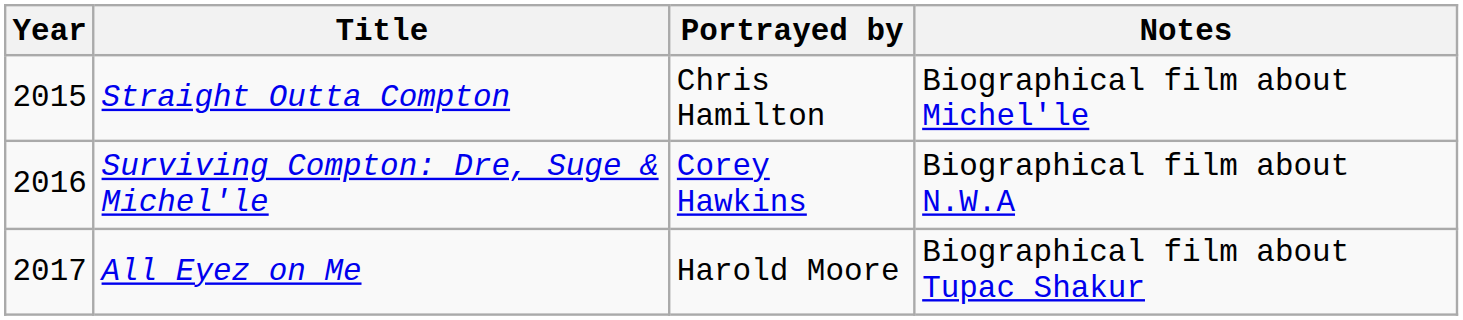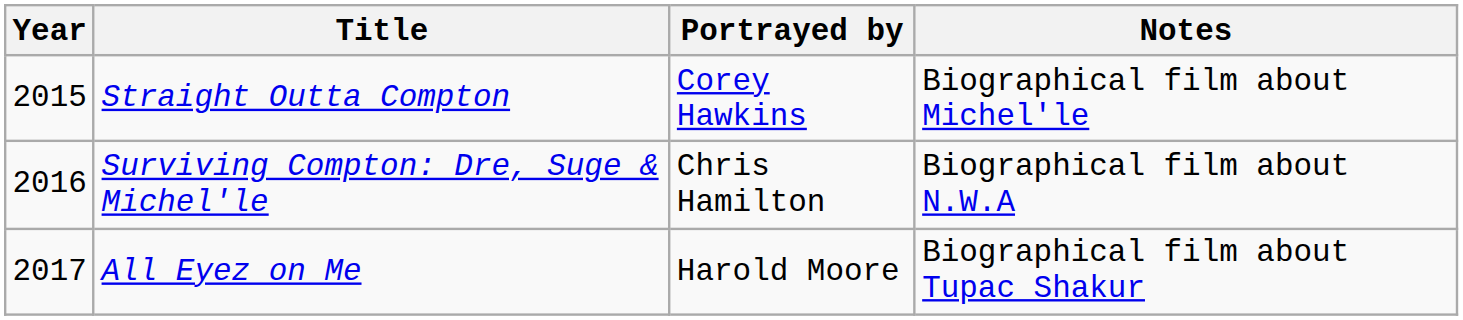(751, 99) Chris Hamilton -> (742, 99) Corey Hawkins
(742, 185) Corey Hawkins -> (751, 185) Chris Hamilton
